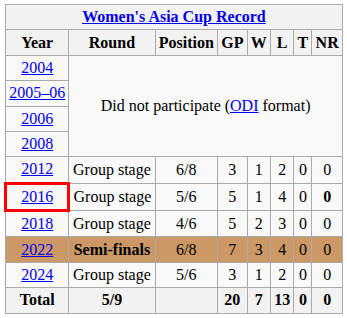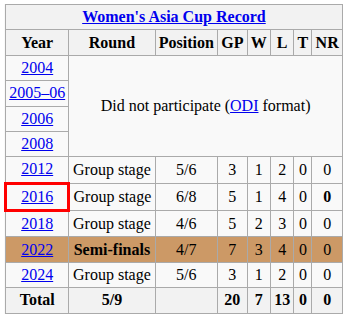(186, 169) 6/8 -> (186, 169) 5/6
(186, 196) 5/6 -> (186, 196) 6/8
(186, 249) 6/8 -> (186, 249) 4/7
